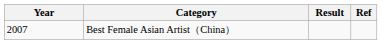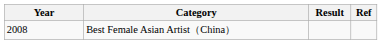(17, 30) 2007 -> (17, 30) 2008
